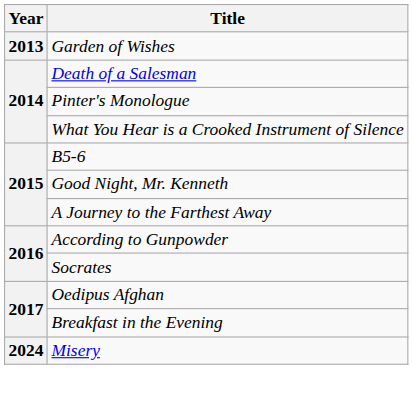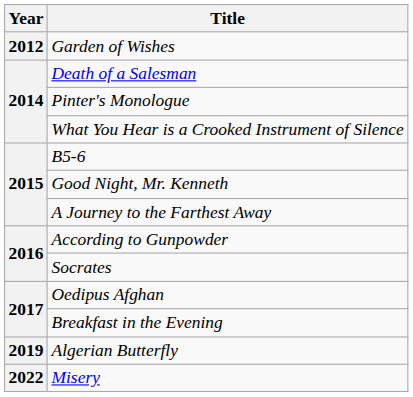(26, 45) 2013 -> (26, 45) 2012
+ row: (115, 350)
(26, 350) 2024 -> (26, 377) 2022
